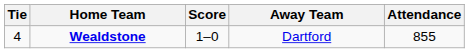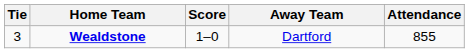(17, 36) 4 -> (17, 36) 3
